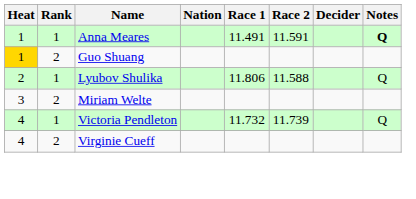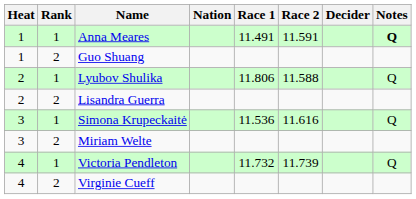(21, 57) gold background -> (21, 57) no background
+ row: (121, 99)
+ row: (132, 120)
